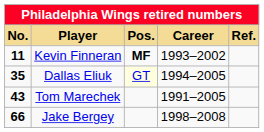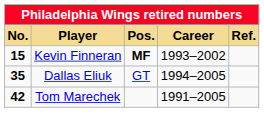(18, 55) 11 -> (18, 55) 15
(141, 76) lightyellow background -> (141, 76) no background
(18, 96) 43 -> (18, 96) 42
- row: (78, 117)
